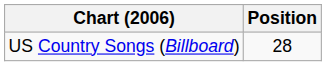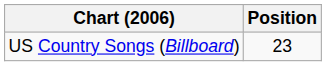(282, 46) 28 -> (282, 46) 23
